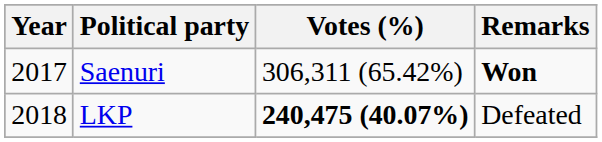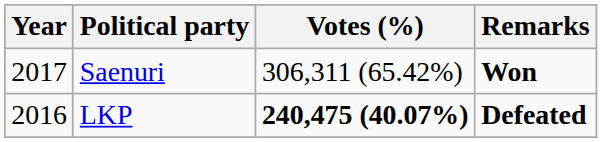(39, 114) 2018 -> (39, 114) 2016
(531, 114) normal -> (534, 114) bold
